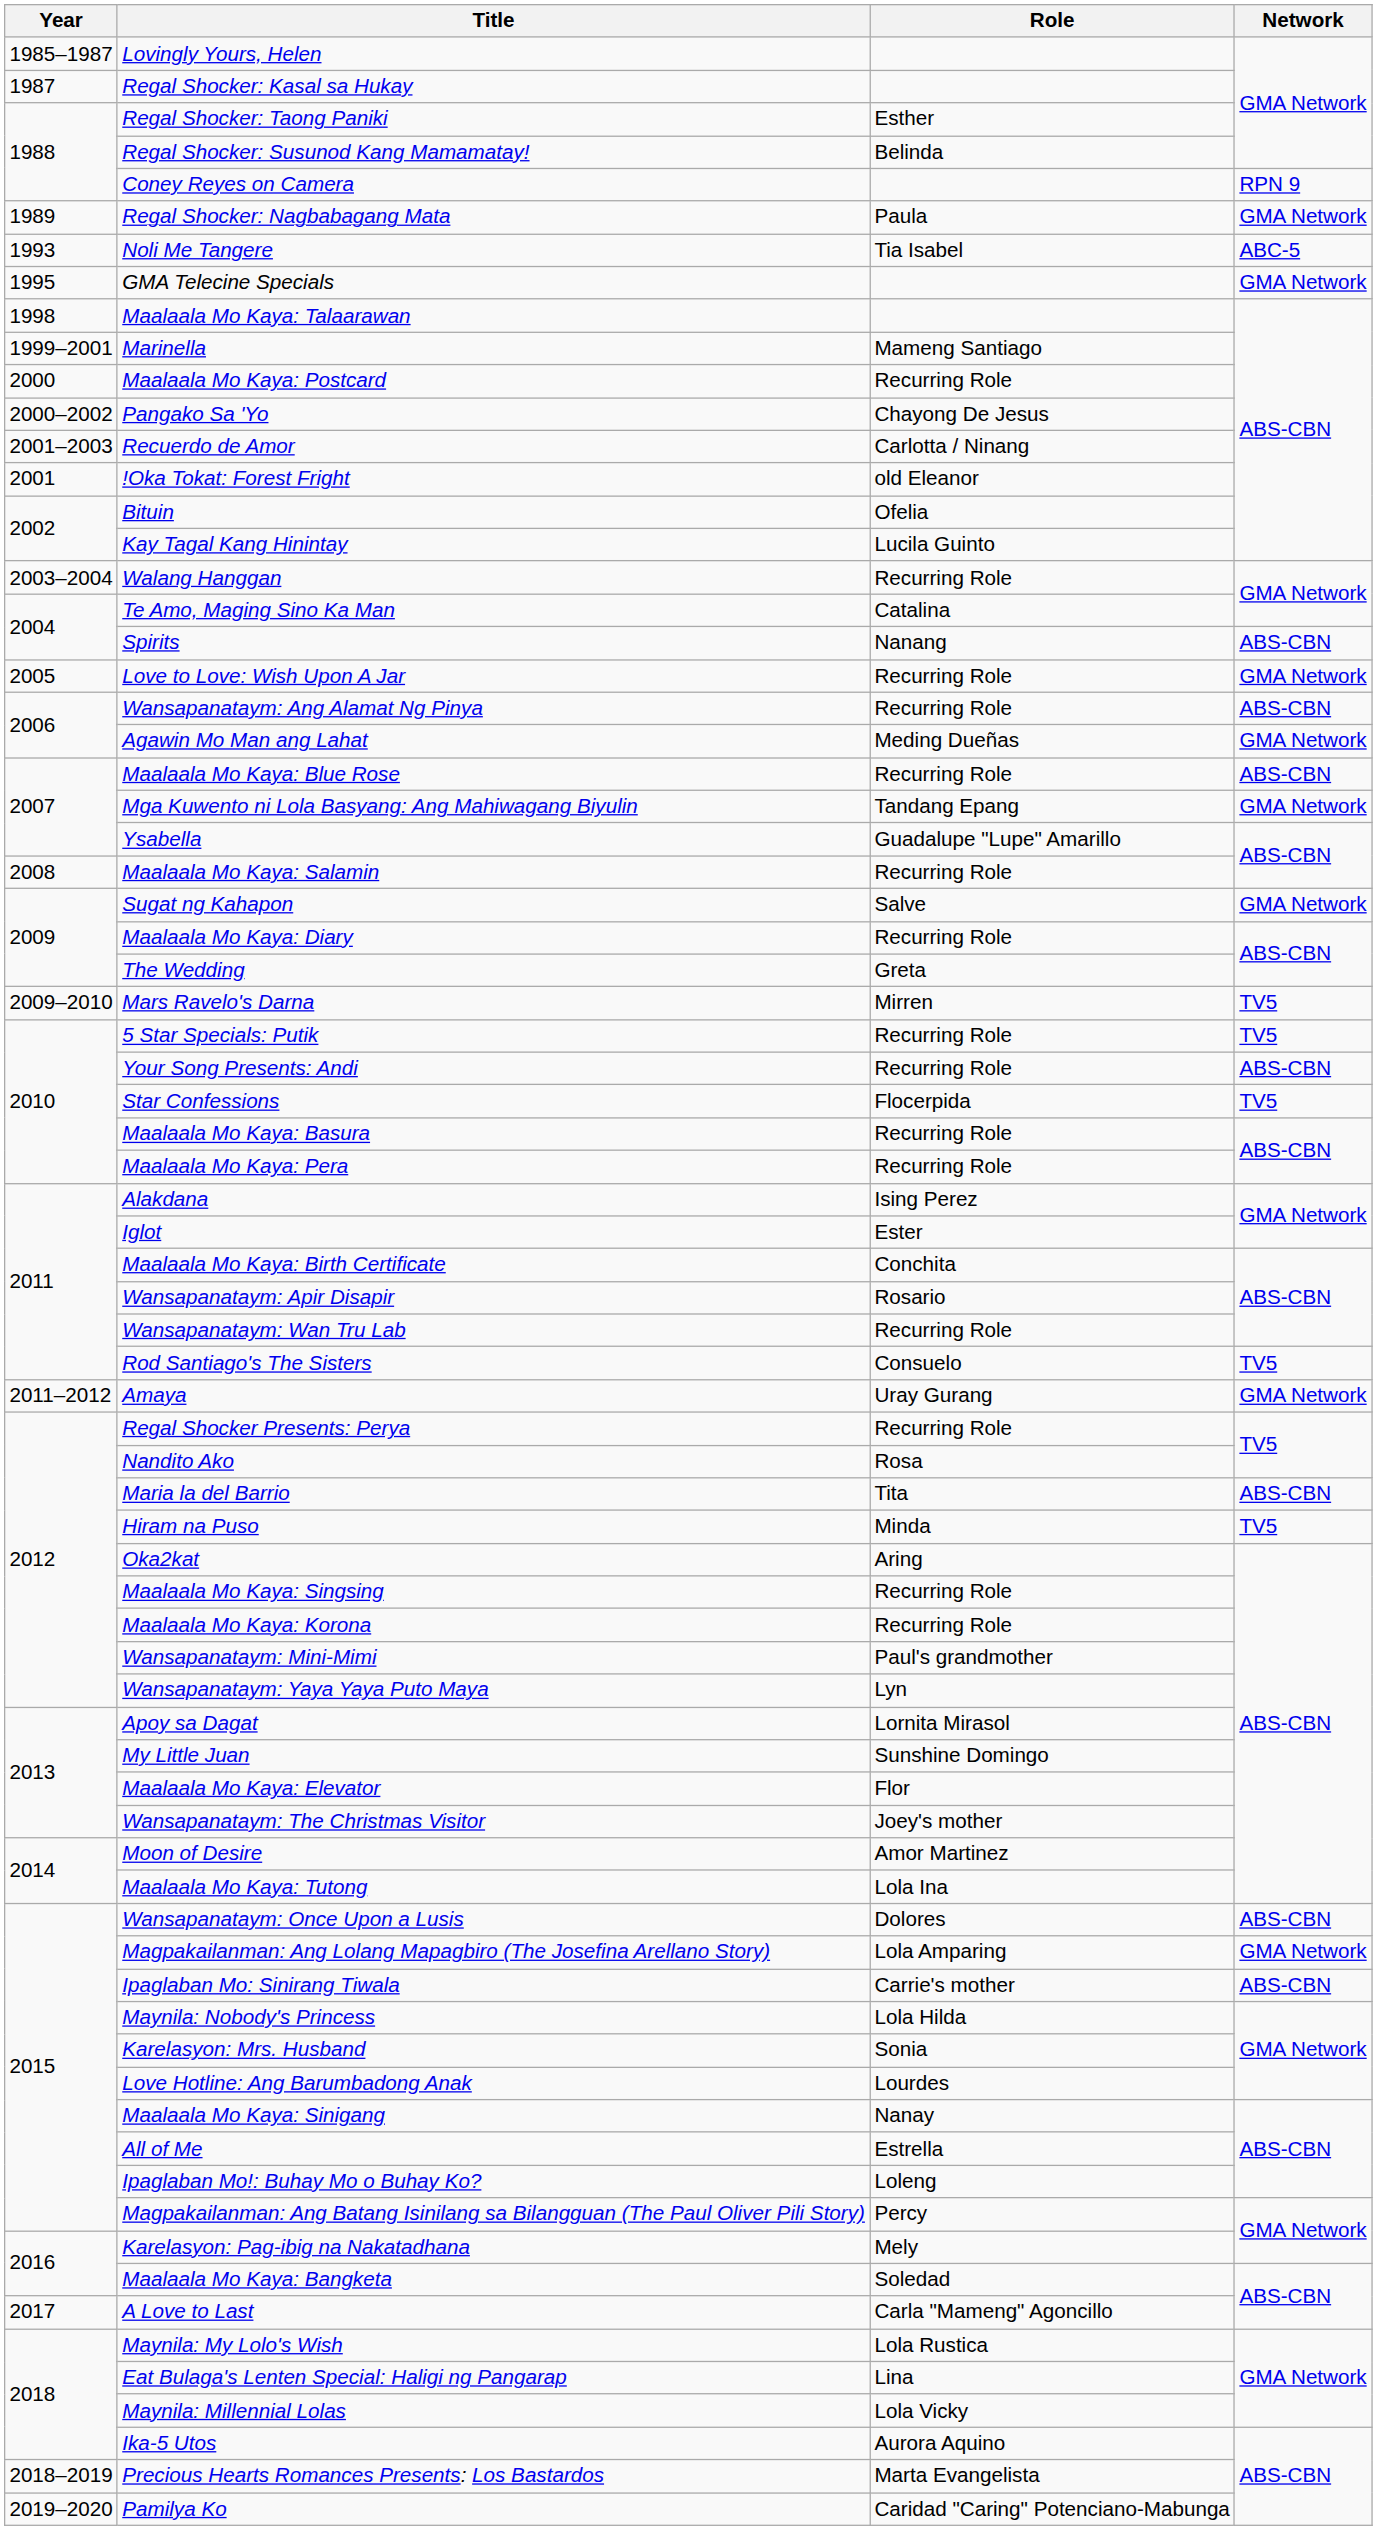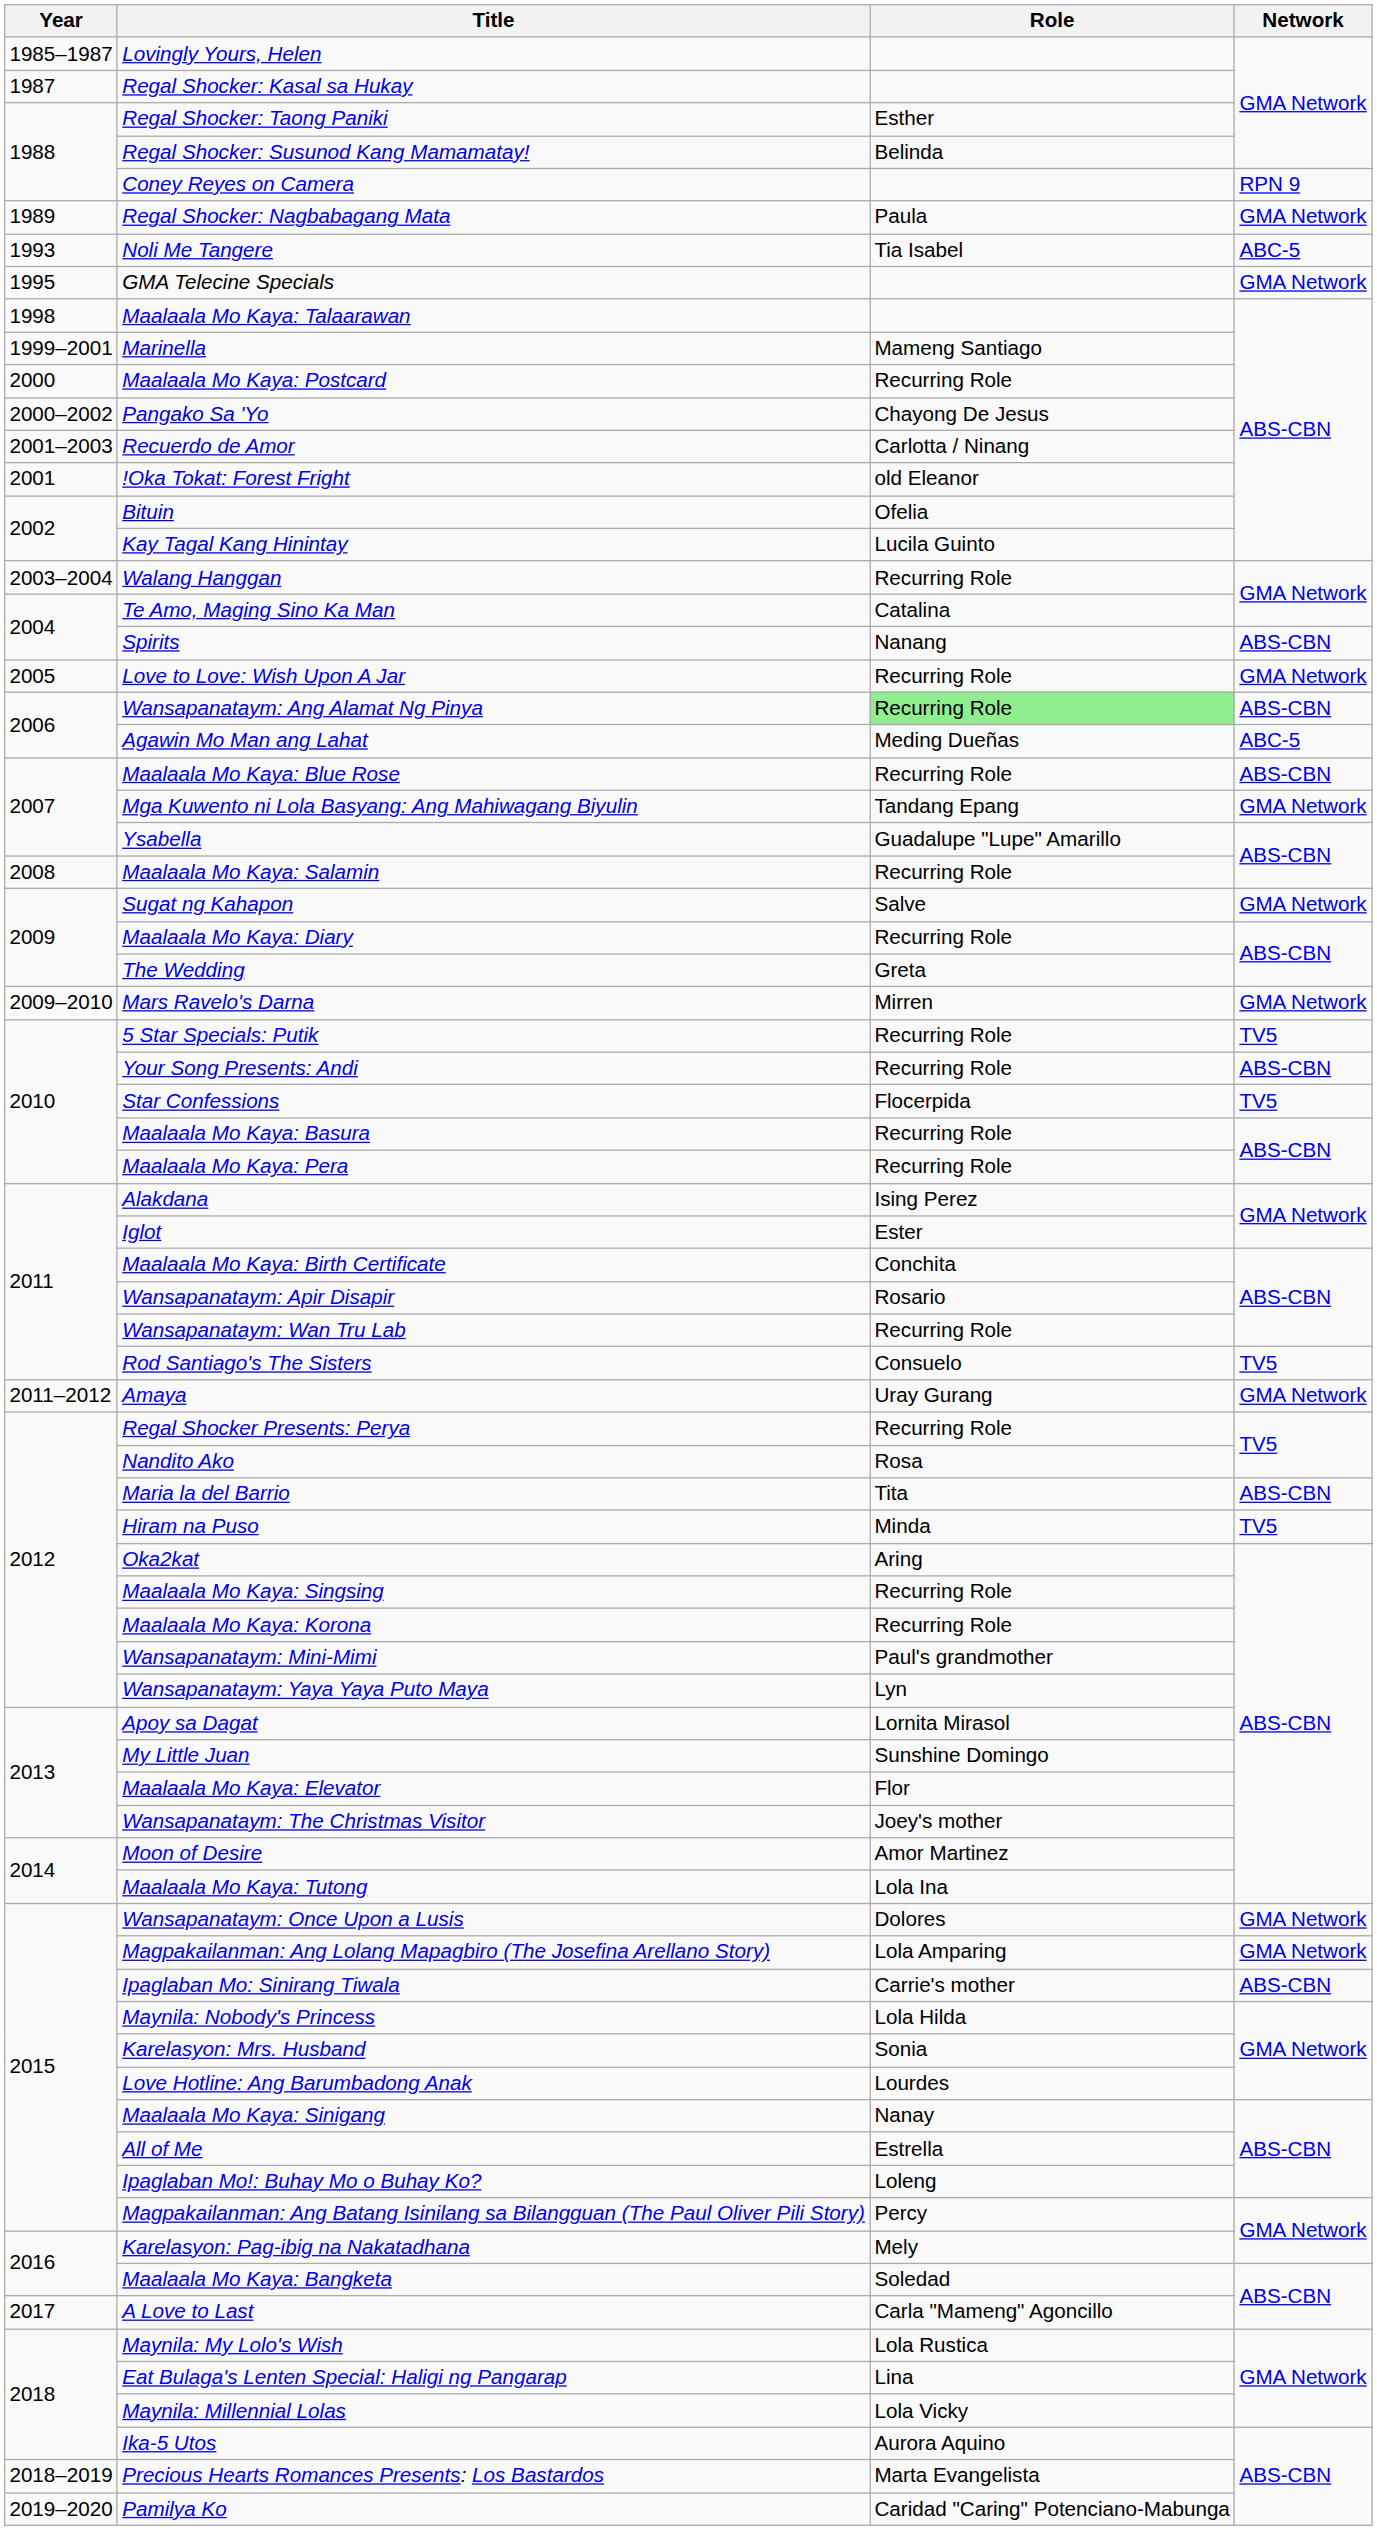(943, 708) no background -> (943, 708) lightgreen background
(1303, 741) GMA Network -> (1270, 741) ABC-5
(1258, 1002) TV5 -> (1303, 1002) GMA Network
(1285, 1919) ABS-CBN -> (1303, 1919) GMA Network
